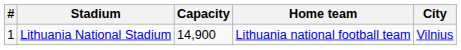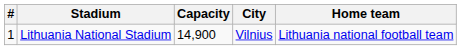columns swapped: (435, 14) <-> (323, 14)
